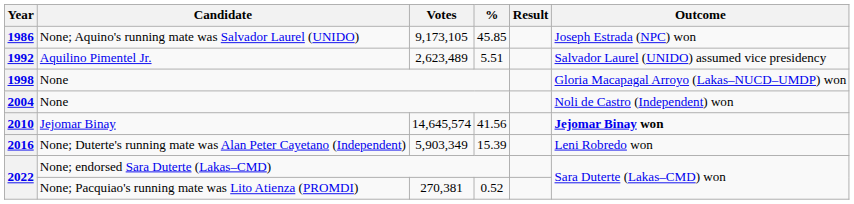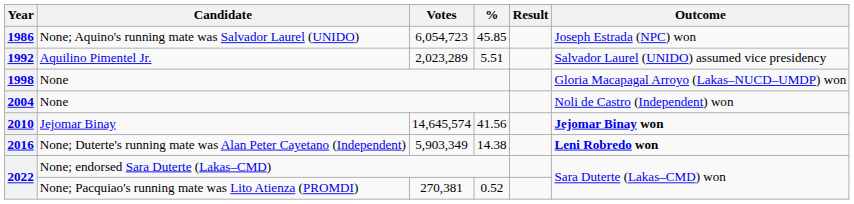(441, 37) 9,173,105 -> (441, 37) 6,054,723
(441, 58) 2,623,489 -> (441, 58) 2,023,289
(492, 145) 15.39 -> (492, 145) 14.38
(604, 145) normal -> (606, 145) bold
